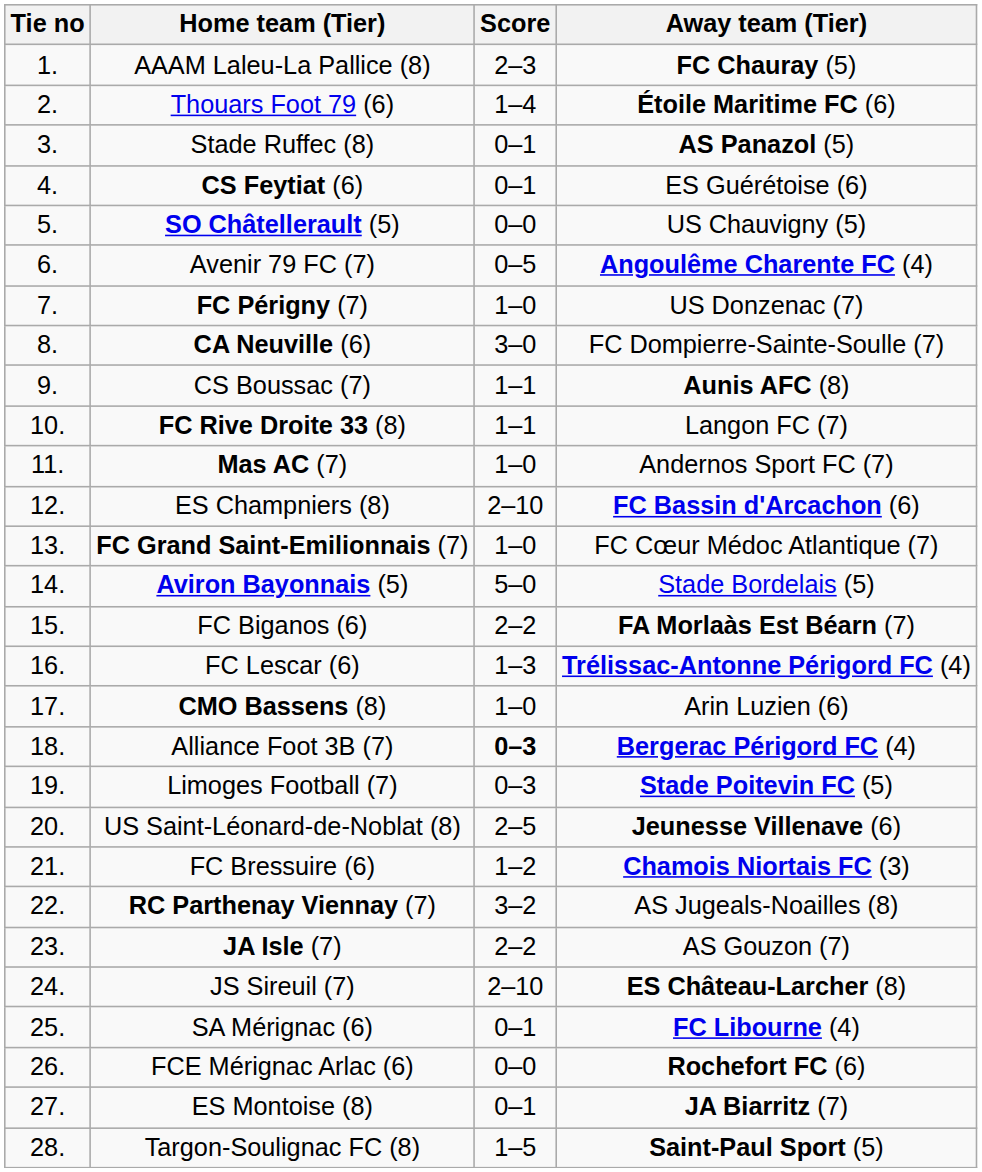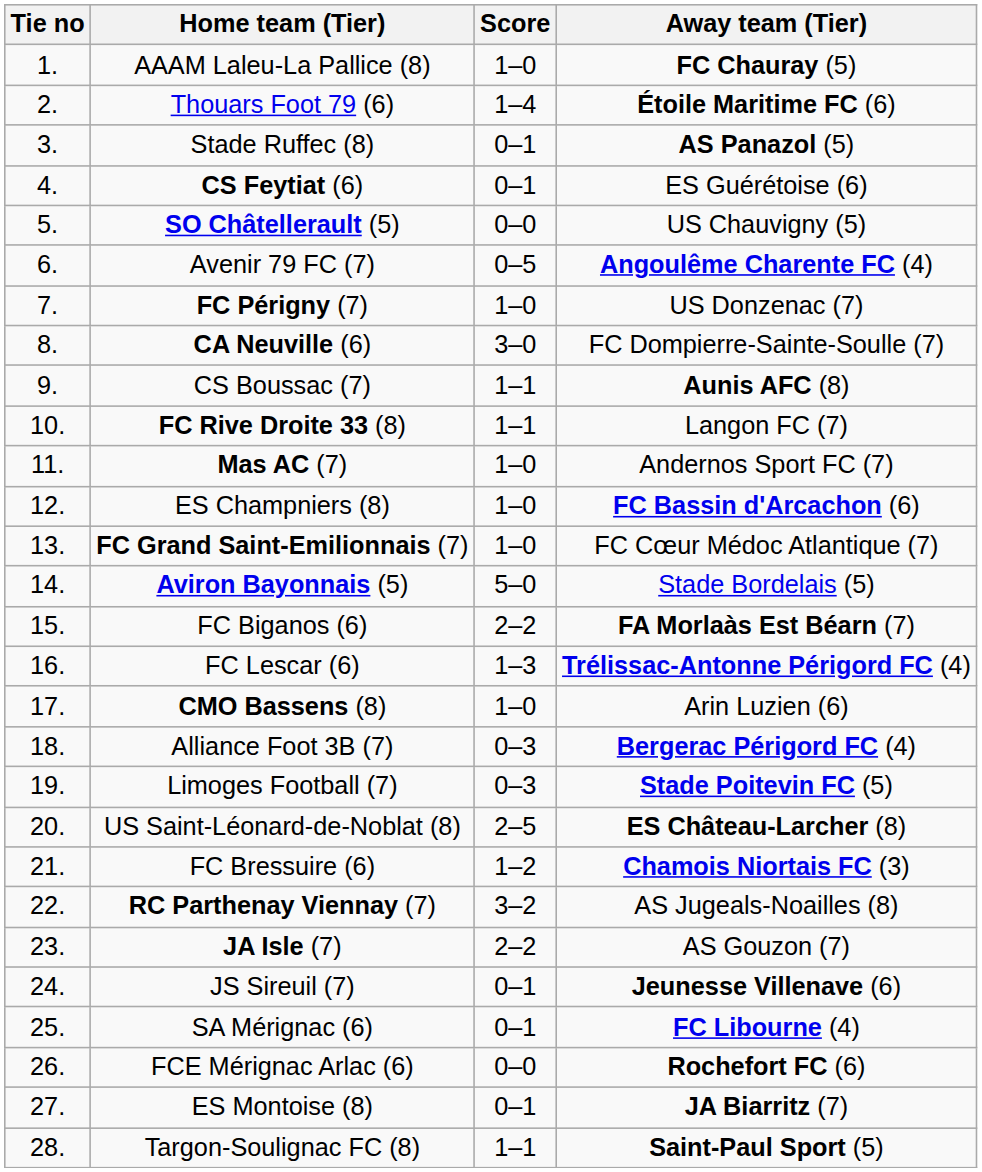(515, 64) 2–3 -> (515, 64) 1–0
(515, 505) 2–10 -> (515, 505) 1–0
(515, 746) bold -> (515, 746) normal
(766, 826) Jeunesse Villenave (6) -> (766, 826) ES Château-Larcher (8)
(515, 986) 2–10 -> (515, 986) 0–1
(766, 986) ES Château-Larcher (8) -> (766, 986) Jeunesse Villenave (6)
(515, 1147) 1–5 -> (515, 1147) 1–1
